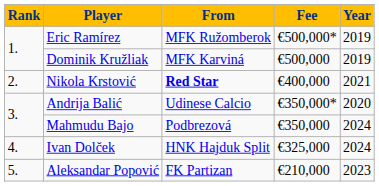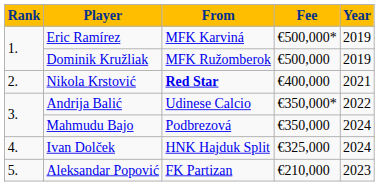(218, 37) MFK Ružomberok -> (205, 37) MFK Karviná
(205, 59) MFK Karviná -> (218, 59) MFK Ružomberok
(357, 103) 2020 -> (357, 103) 2022
